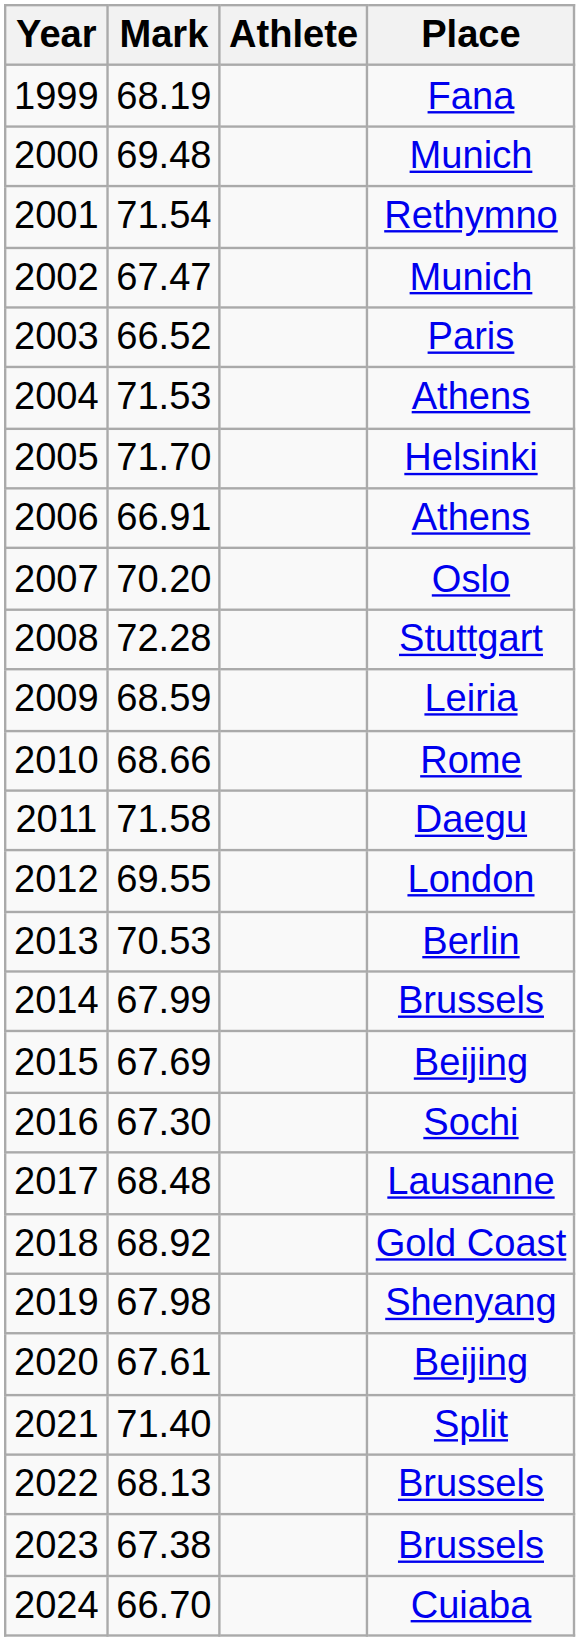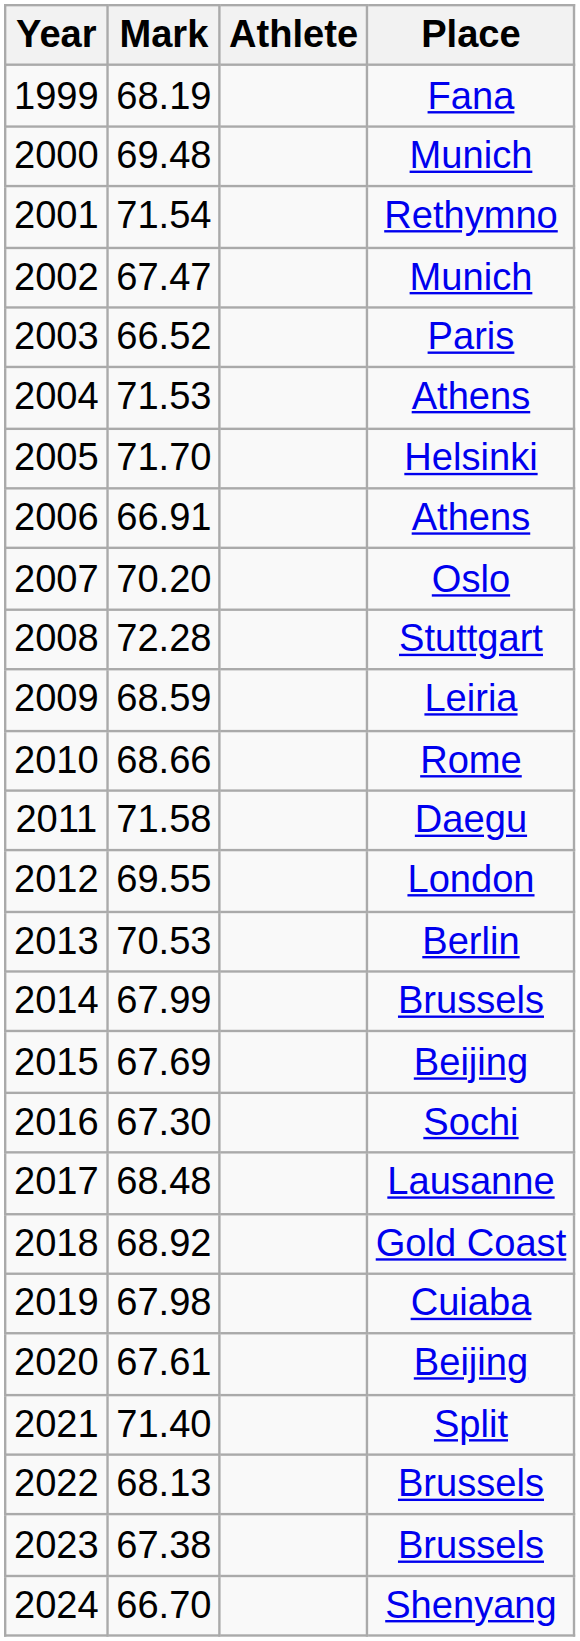(471, 1302) Shenyang -> (471, 1302) Cuiaba
(471, 1604) Cuiaba -> (471, 1604) Shenyang
